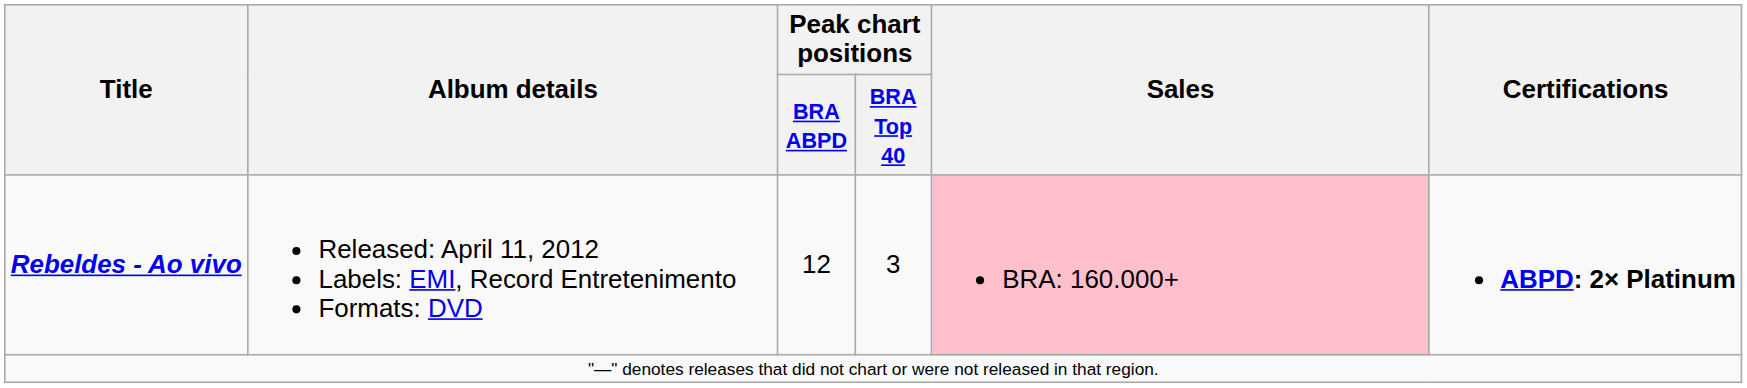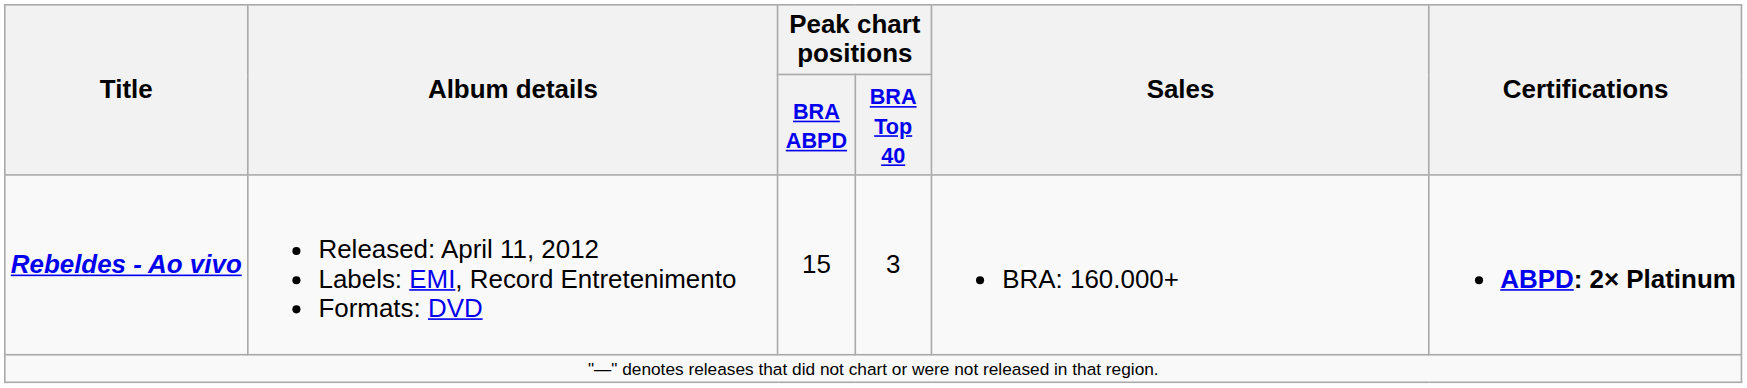(816, 264) 12 -> (816, 264) 15
(1181, 279) pink background -> (1181, 279) no background
